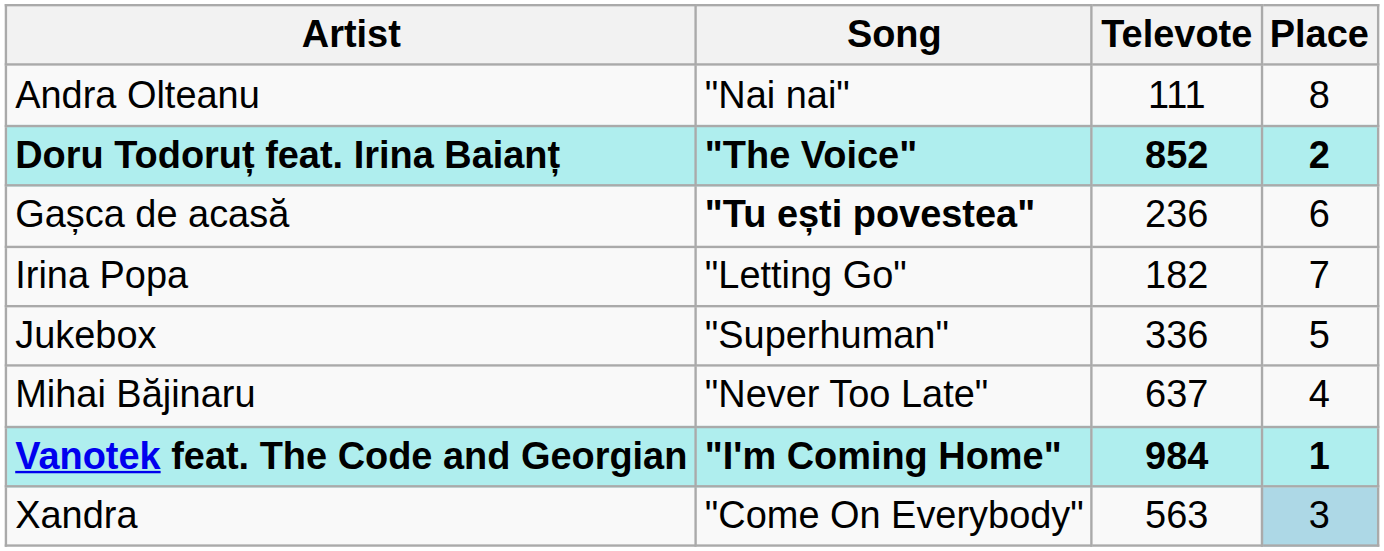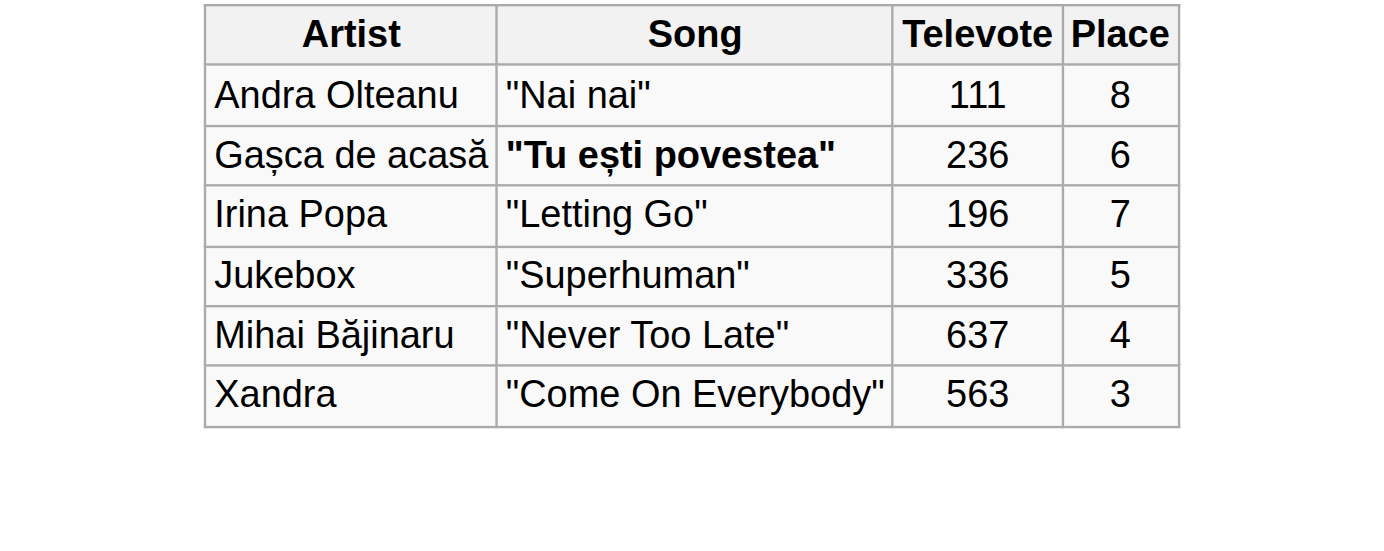- row: (288, 154)
(1177, 275) 182 -> (978, 214) 196
- row: (351, 455)
(1319, 515) lightblue background -> (1120, 395) no background
